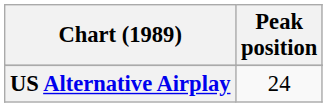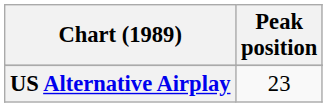(279, 83) 24 -> (279, 83) 23
